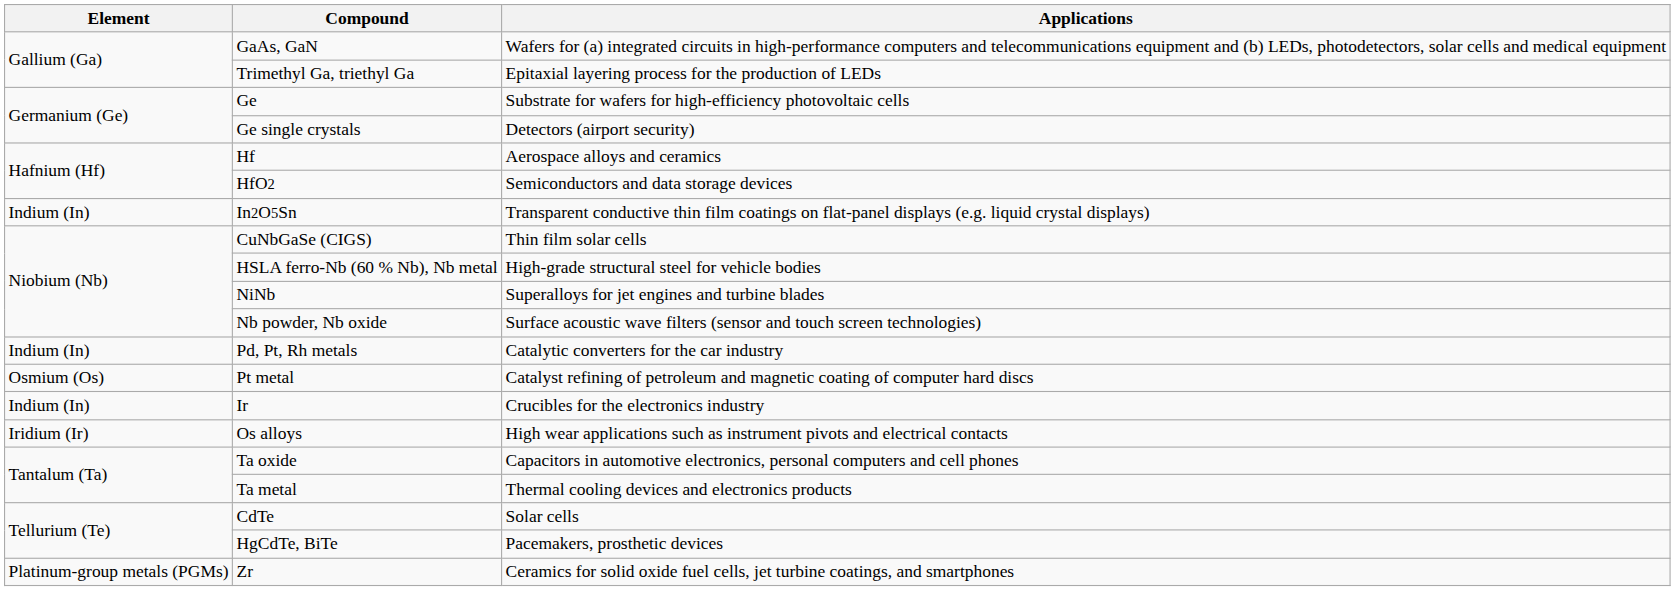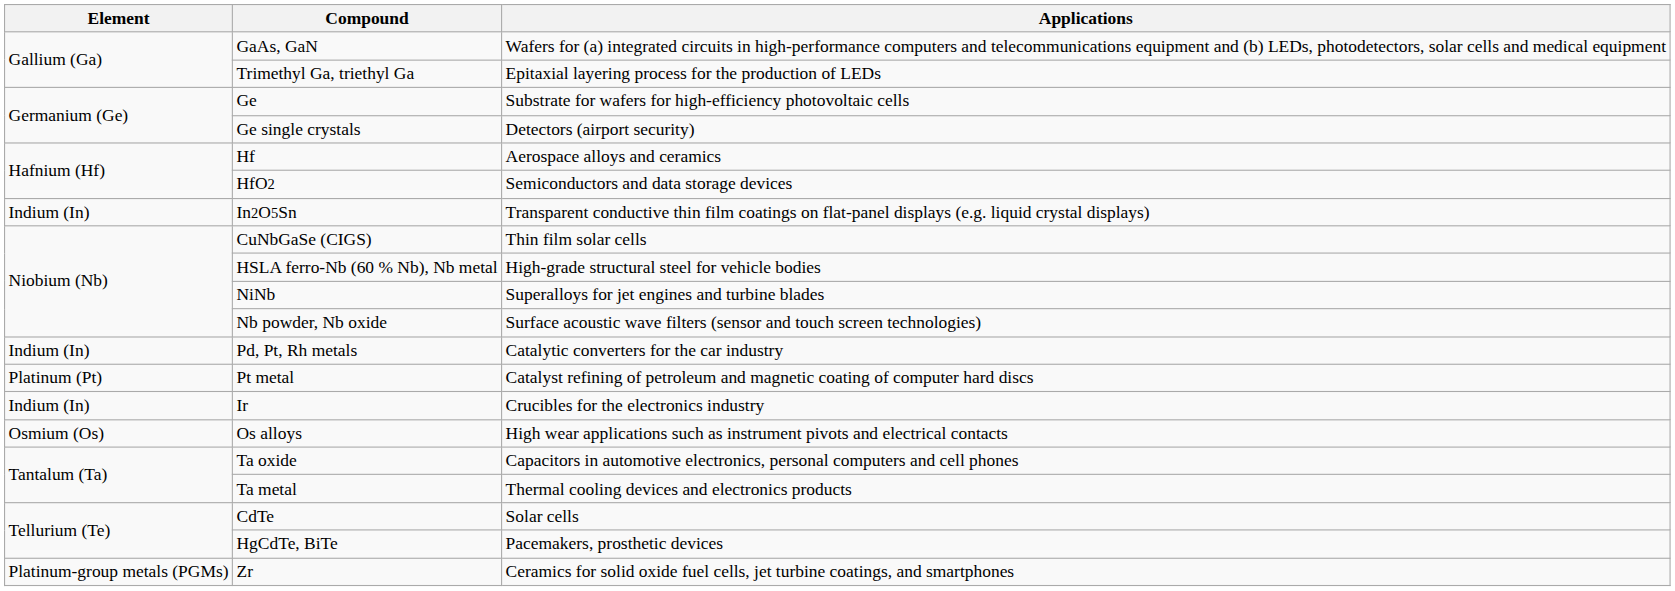(56, 377) Osmium (Os) -> (55, 377) Platinum (Pt)
(49, 433) Iridium (Ir) -> (56, 433) Osmium (Os)
